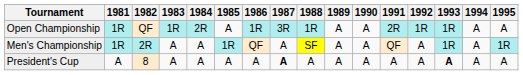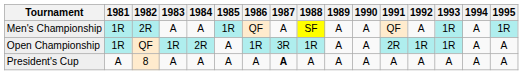rows swapped: (53, 29) <-> (54, 46)
(449, 62) bold -> (449, 62) normal
